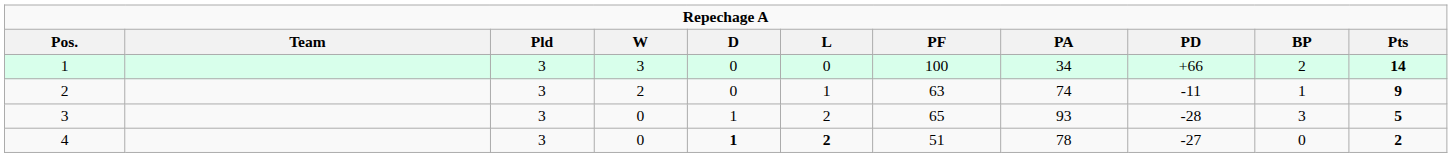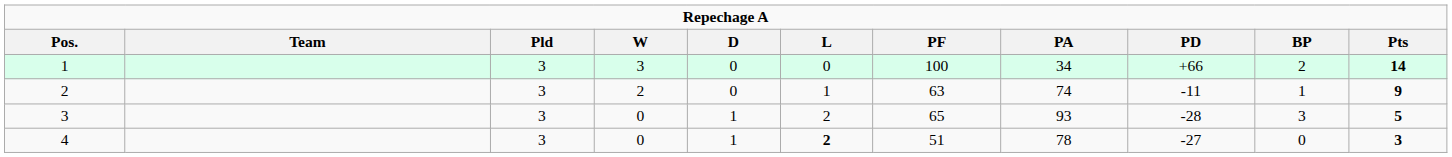(733, 140) bold -> (733, 140) normal
(1398, 140) 2 -> (1398, 140) 3
